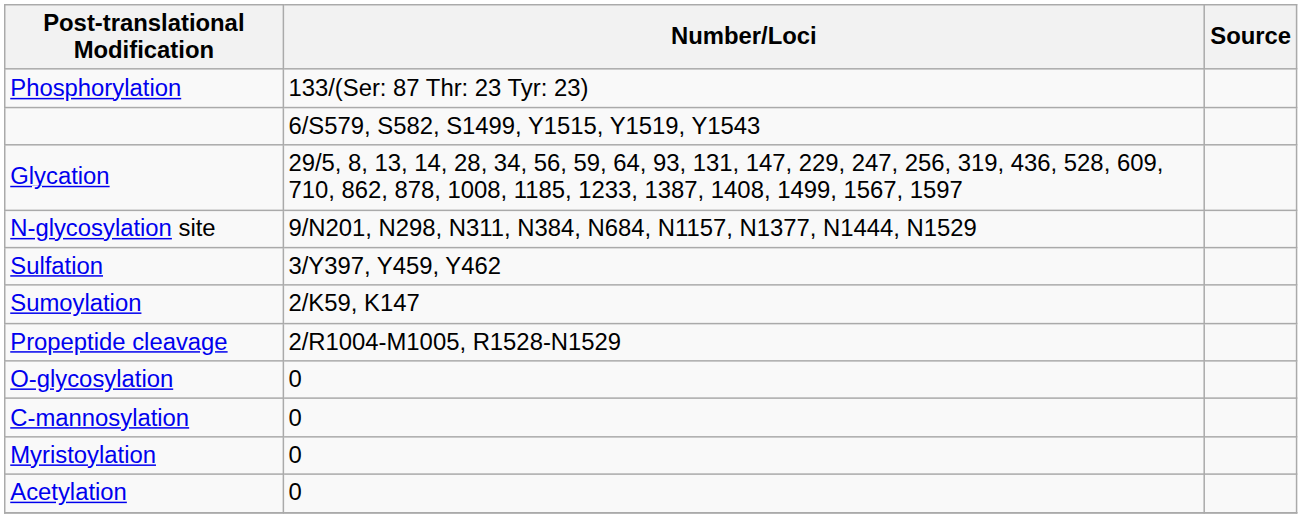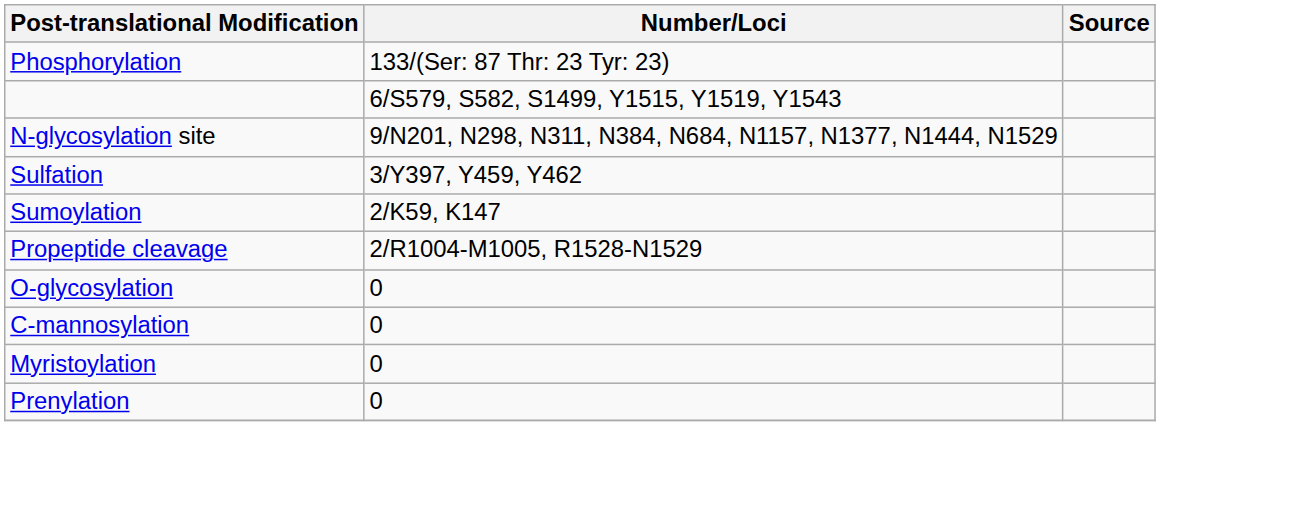- row: (60, 177)
+ row: (70, 401)
- row: (69, 492)
